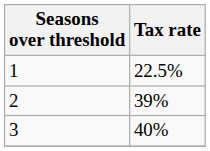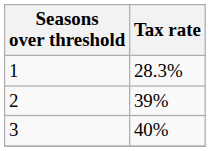(158, 70) 22.5% -> (158, 70) 28.3%
